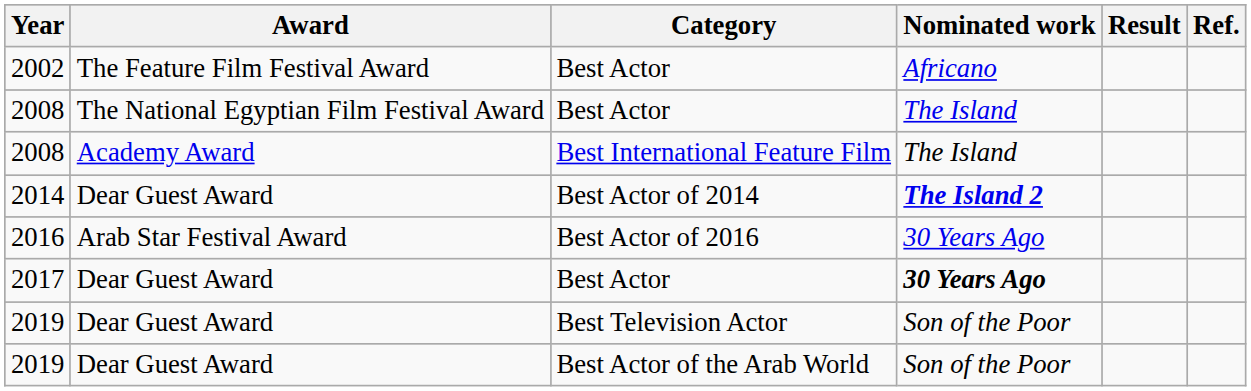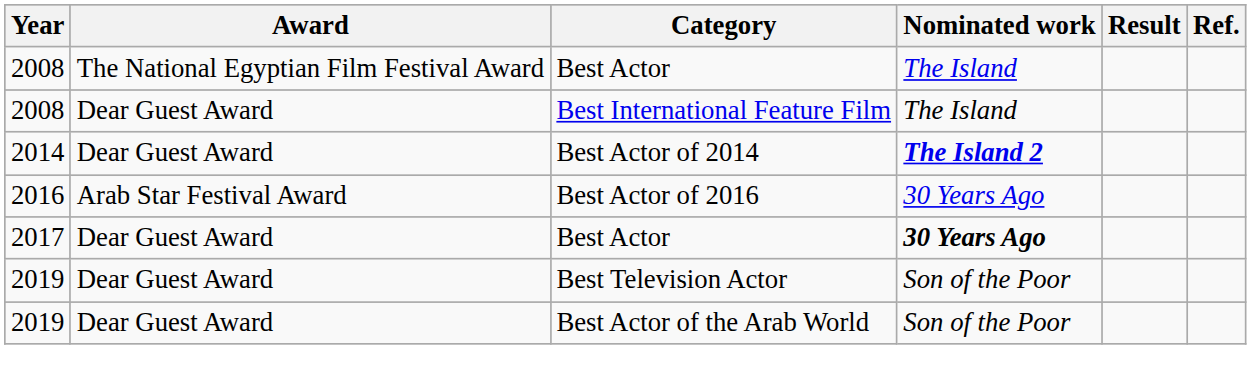- row: (38, 68)
(166, 152) Academy Award -> (175, 110) Dear Guest Award
